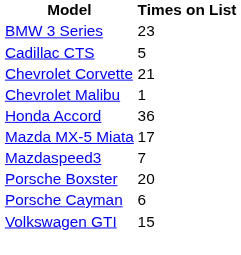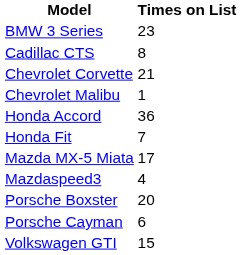(142, 52) 5 -> (142, 52) 8
+ row: (38, 137)
(142, 158) 7 -> (142, 179) 4
